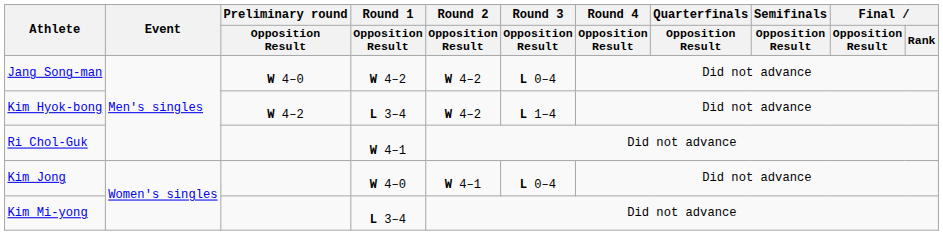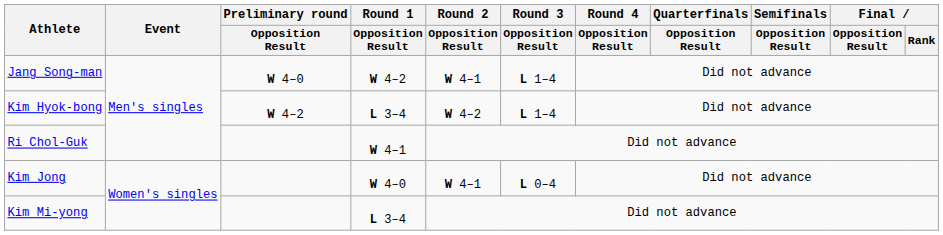(463, 80) W 4–2 -> (463, 80) W 4–1
(538, 80) L 0–4 -> (538, 80) L 1–4
